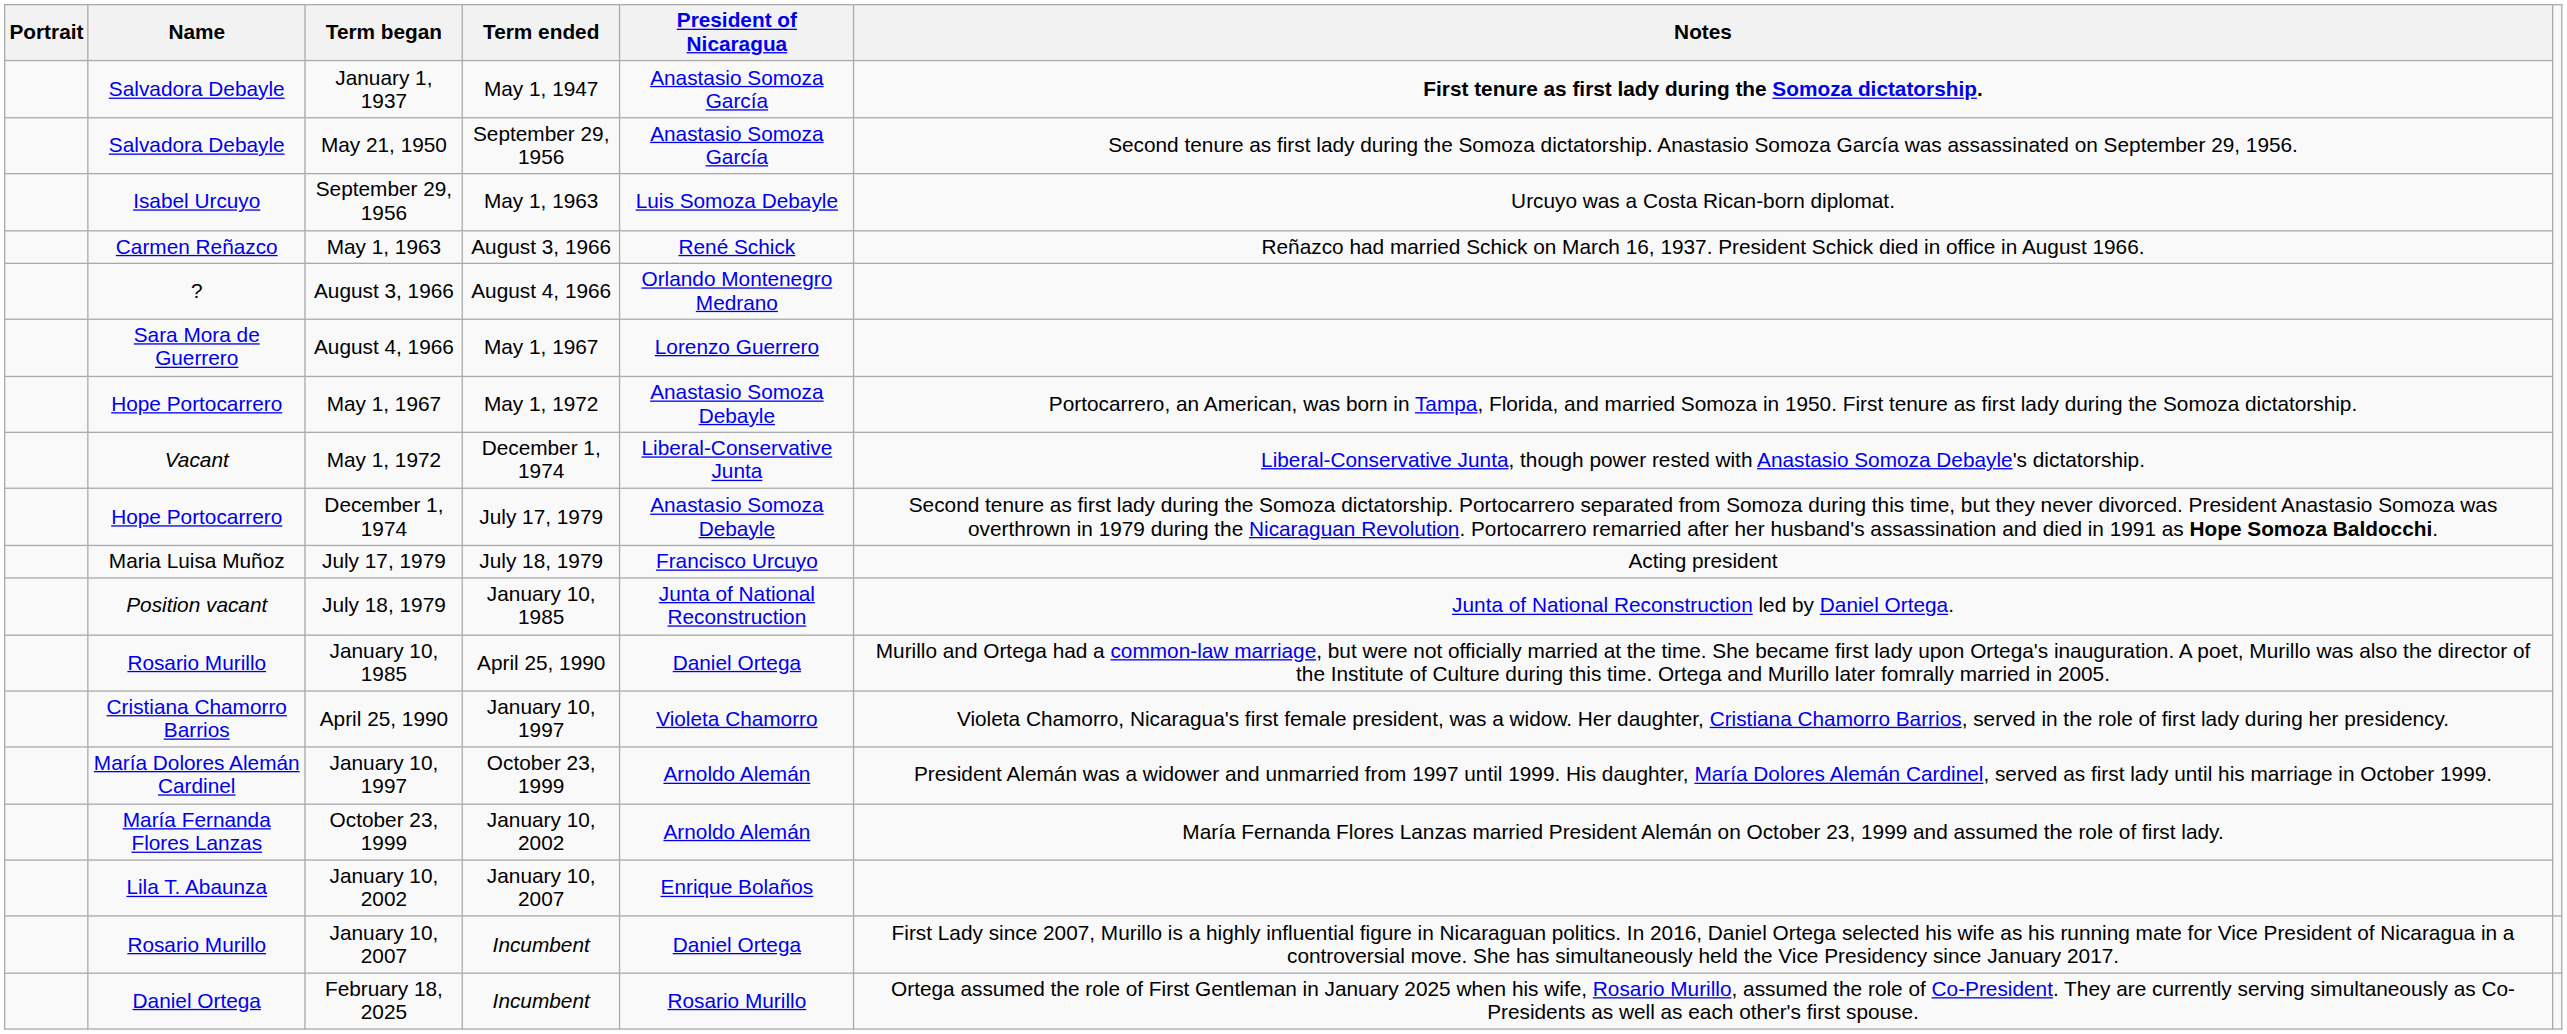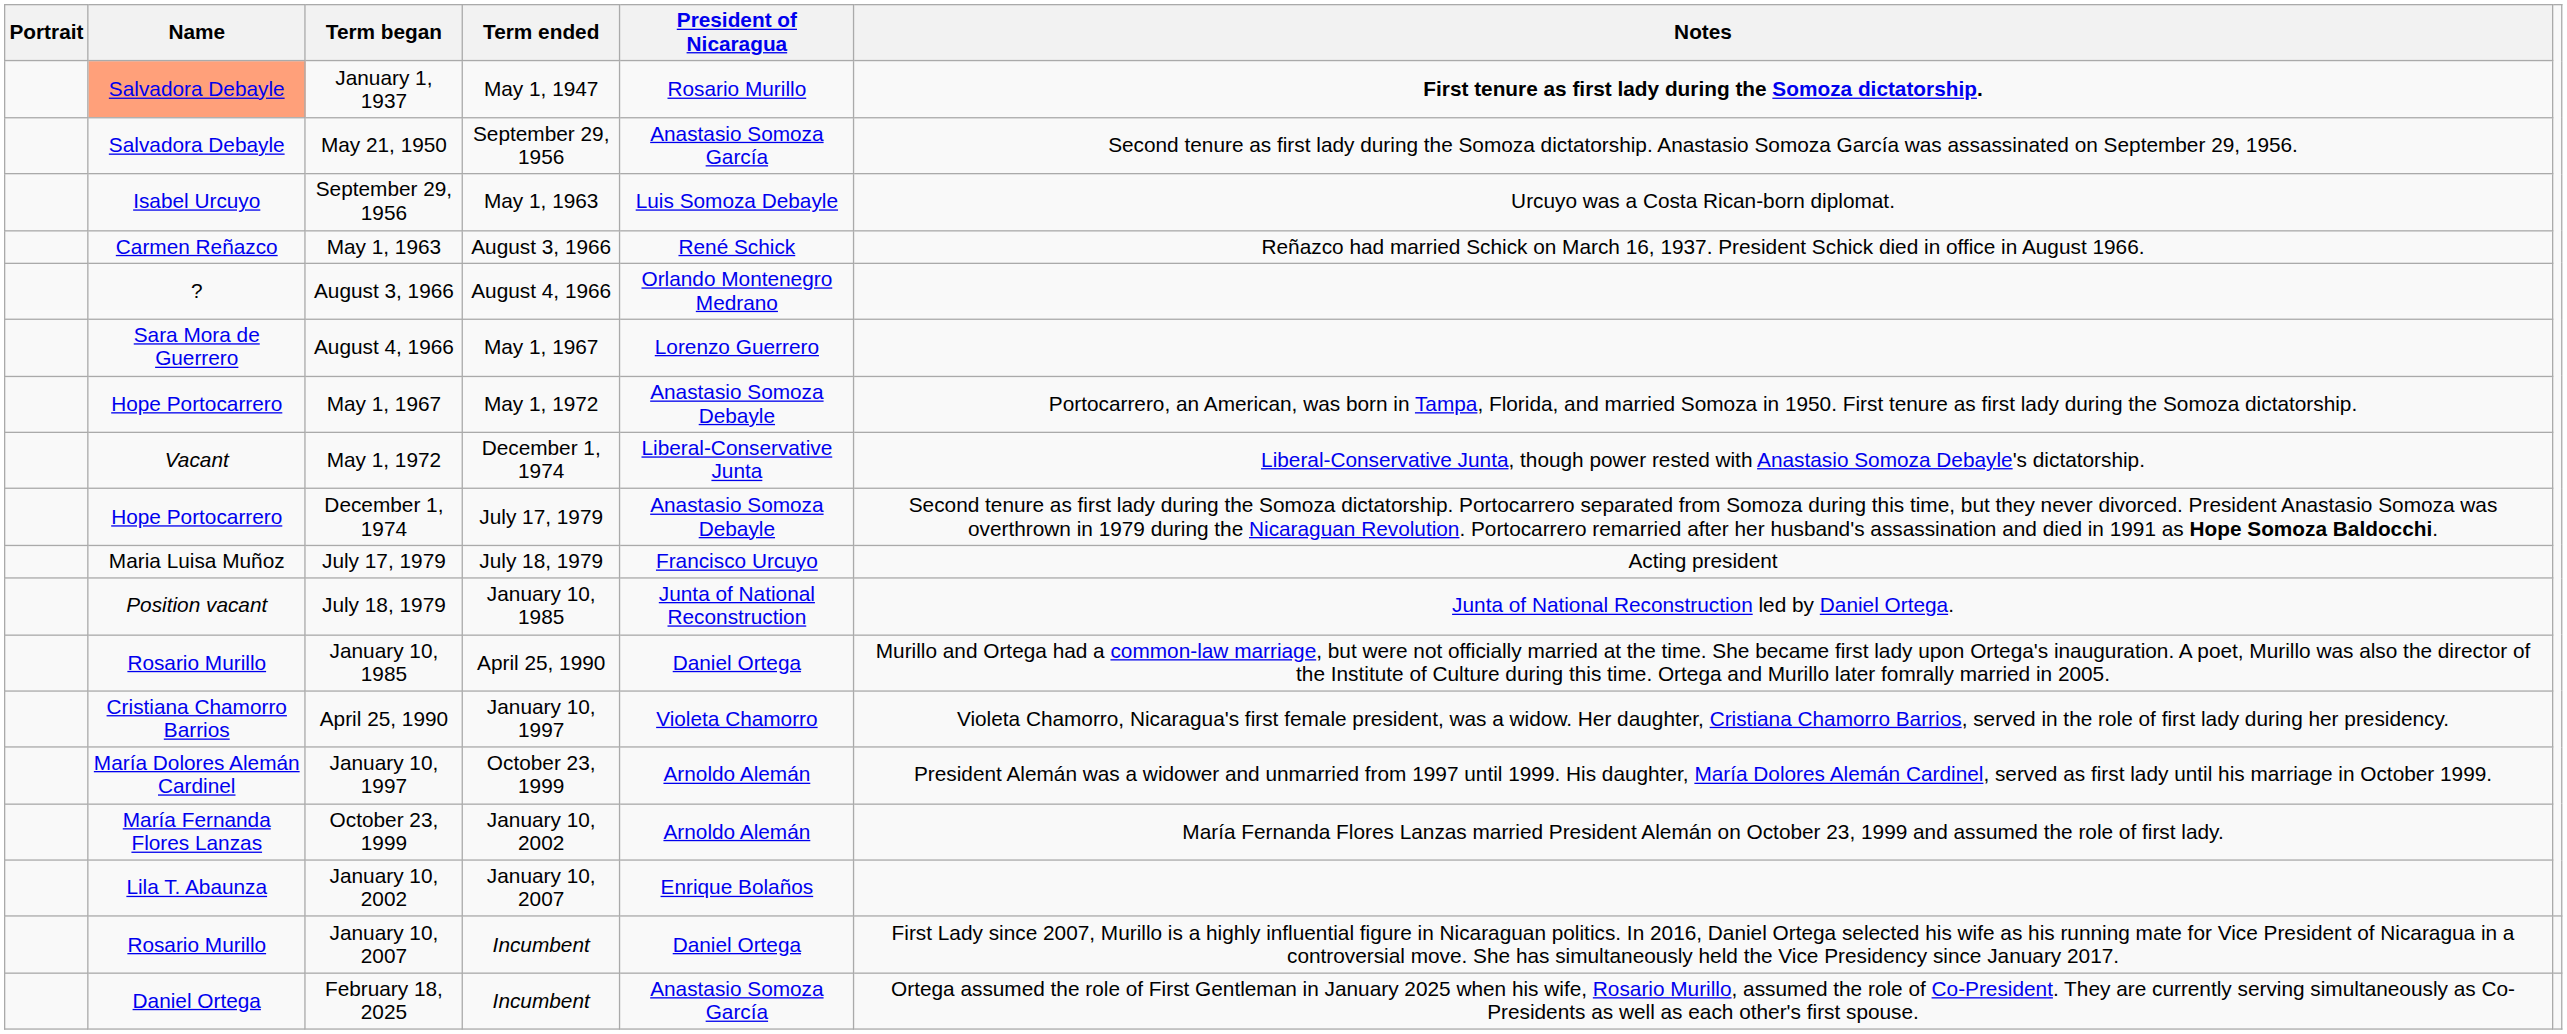(197, 89) no background -> (197, 89) lightsalmon background
(737, 89) Anastasio Somoza García -> (737, 89) Rosario Murillo
(737, 1000) Rosario Murillo -> (737, 1000) Anastasio Somoza García
